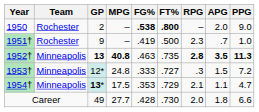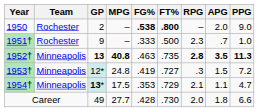(146, 41) .419 -> (146, 41) .333
(146, 71) .333 -> (146, 71) .419
